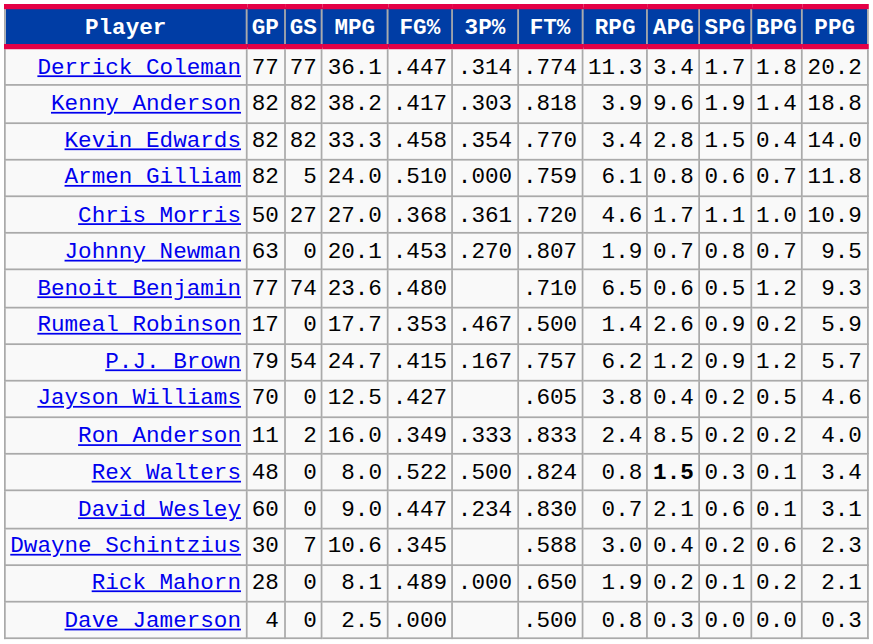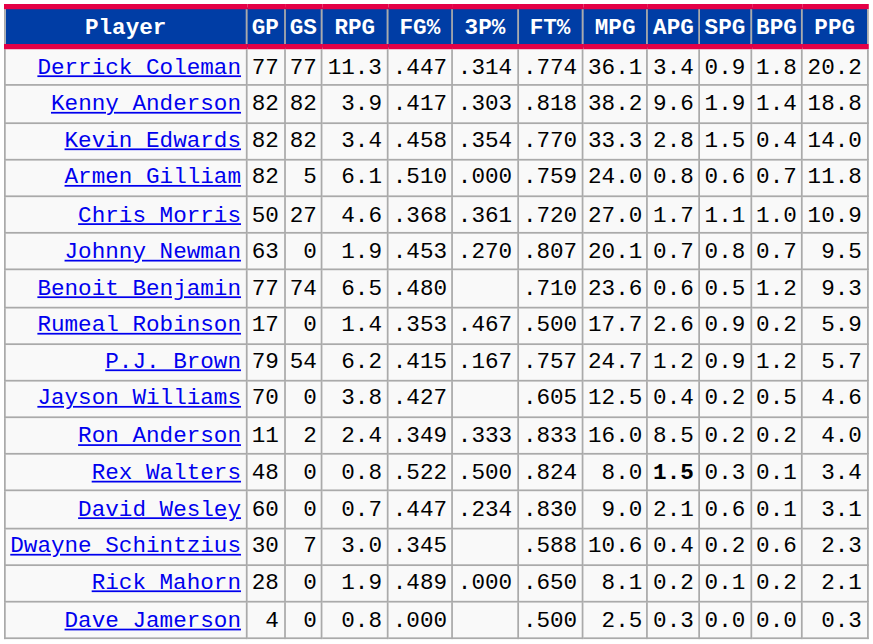columns swapped: (355, 27) <-> (615, 27)
(725, 67) 1.7 -> (725, 67) 0.9
